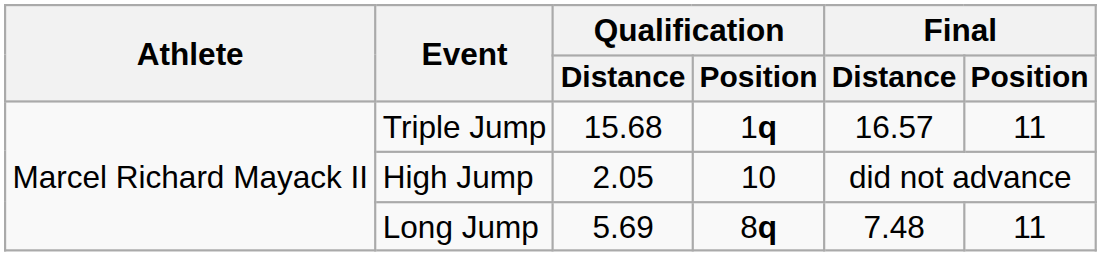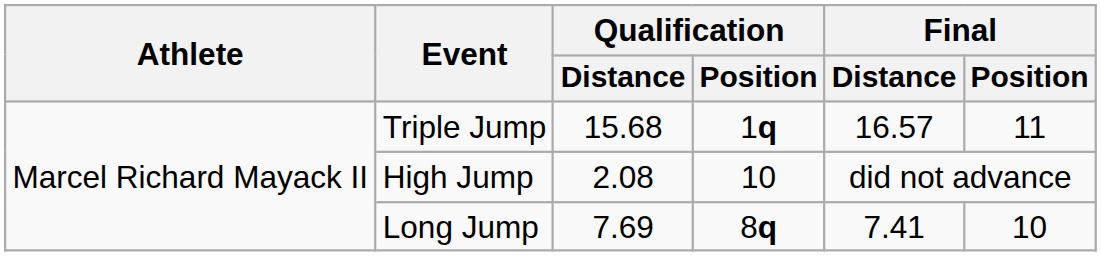(623, 177) 2.05 -> (623, 177) 2.08
(623, 227) 5.69 -> (623, 227) 7.69
(894, 227) 7.48 -> (894, 227) 7.41
(1030, 227) 11 -> (1030, 227) 10
